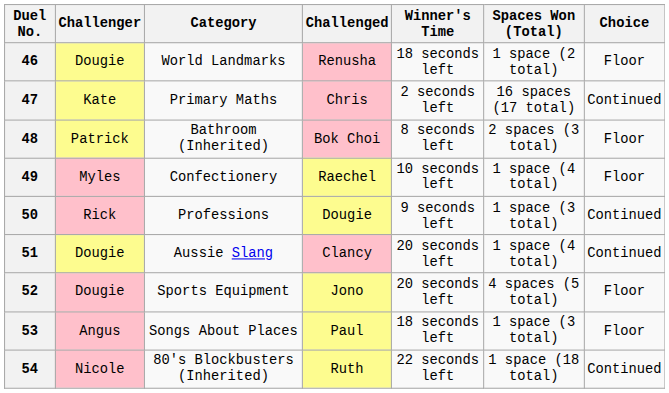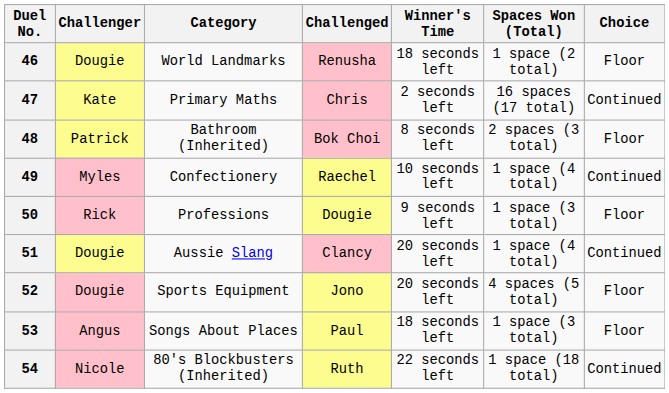(624, 177) Floor -> (624, 177) Continued
(624, 216) Continued -> (624, 216) Floor
